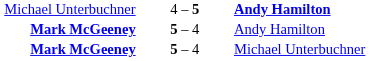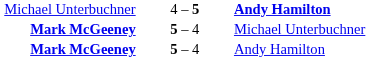rows swapped: (83, 49) <-> (83, 29)
